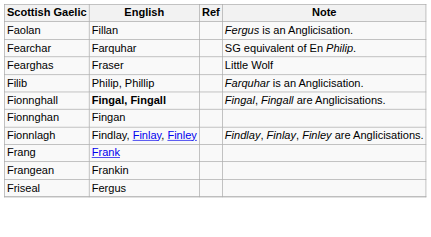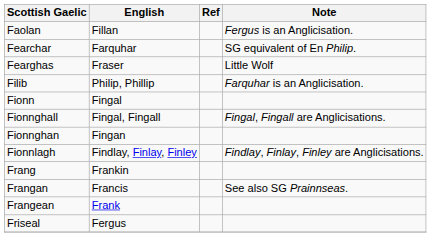+ row: (21, 100)
(129, 100) bold -> (126, 118) normal
(106, 153) Frank -> (110, 170) Frankin
+ row: (27, 188)
(110, 170) Frankin -> (106, 205) Frank
